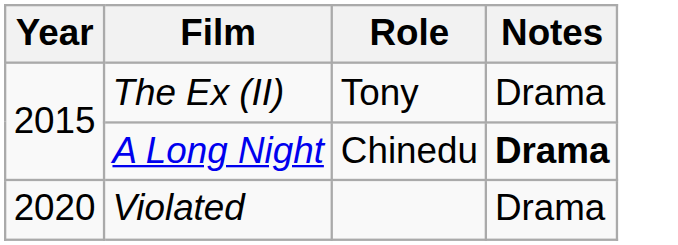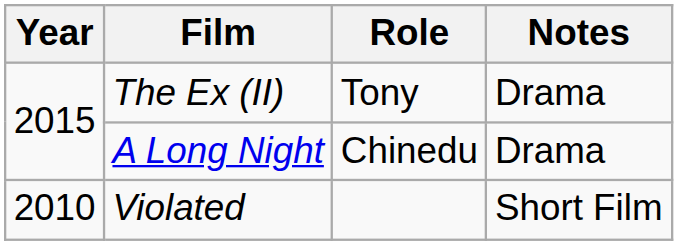(552, 150) bold -> (550, 150) normal
(55, 208) 2020 -> (55, 208) 2010
(550, 208) Drama -> (579, 208) Short Film
